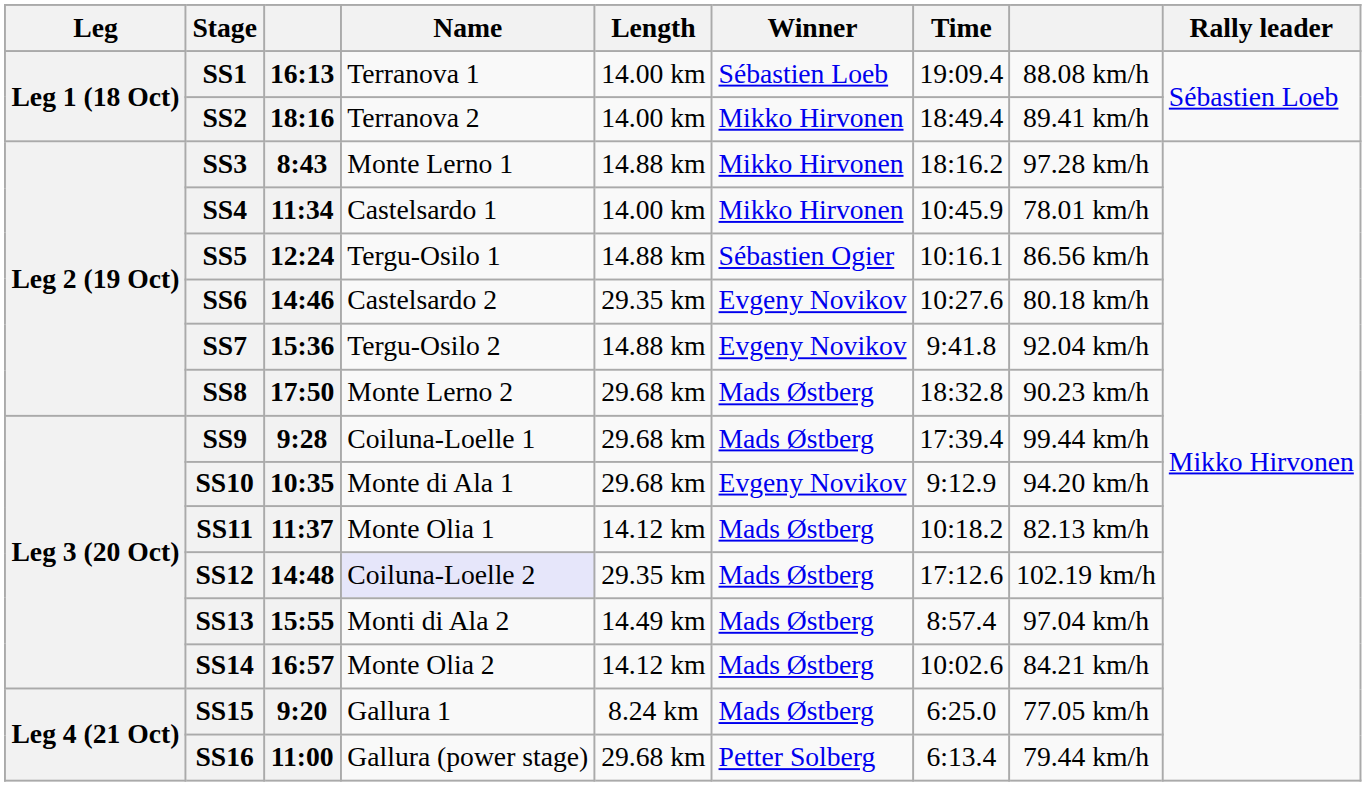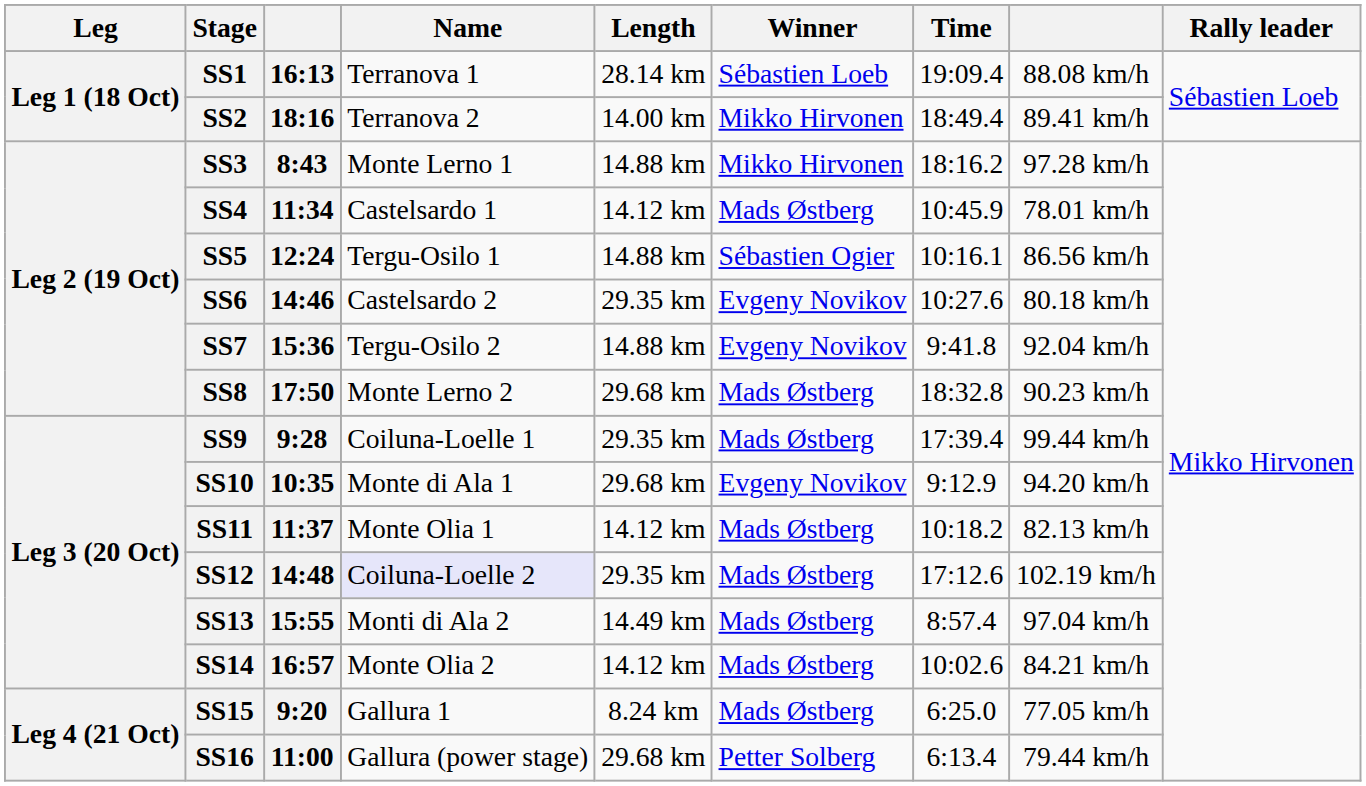(653, 73) 14.00 km -> (653, 73) 28.14 km
(653, 210) 14.00 km -> (653, 210) 14.12 km
(811, 210) Mikko Hirvonen -> (796, 210) Mads Østberg
(653, 438) 29.68 km -> (653, 438) 29.35 km
